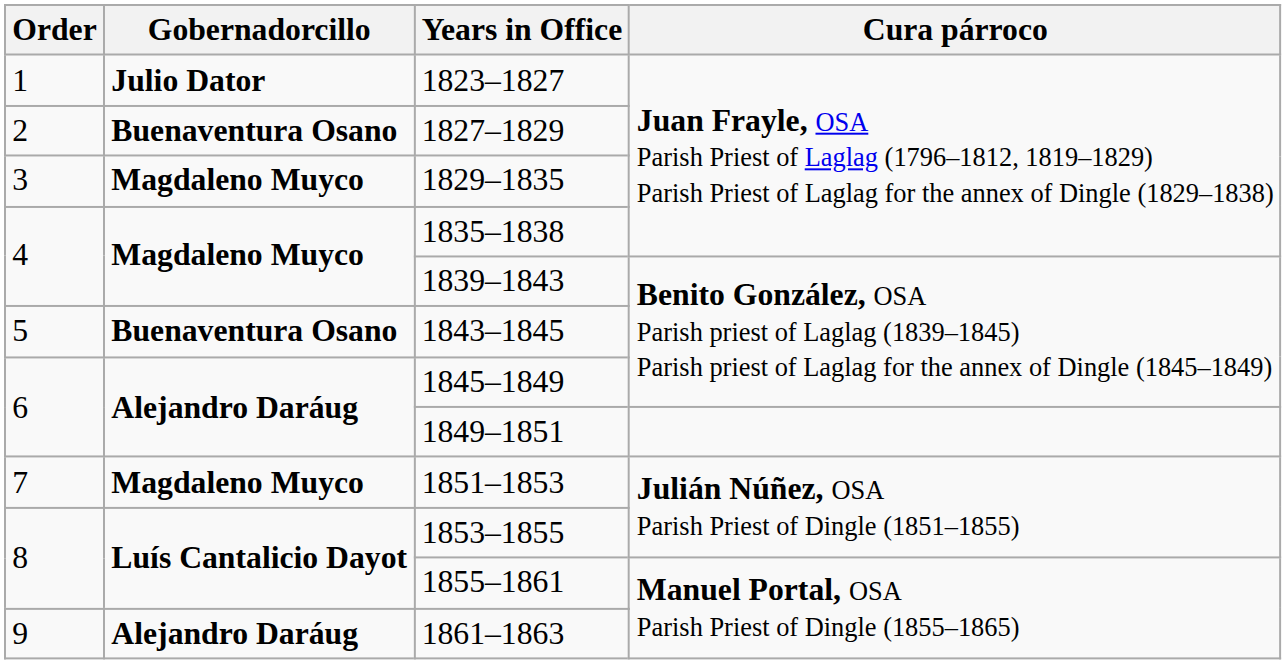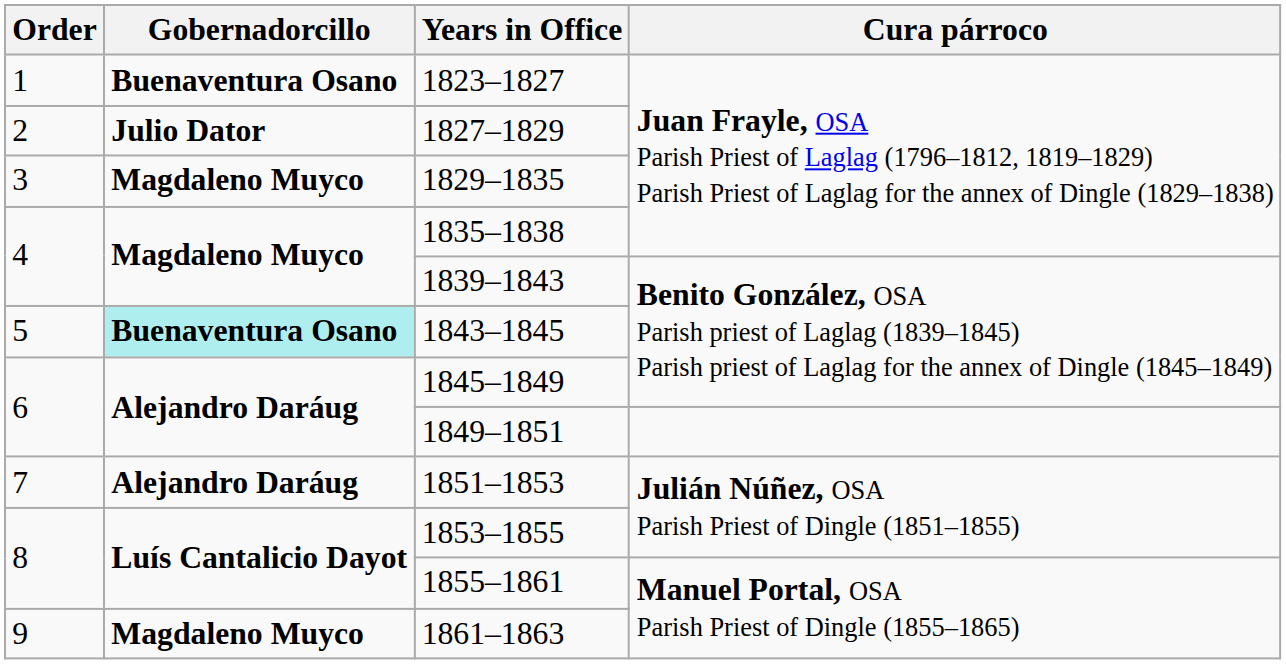(188, 79) Julio Dator -> (254, 79) Buenaventura Osano
(254, 130) Buenaventura Osano -> (188, 130) Julio Dator
(254, 331) no background -> (254, 331) paleturquoise background
(238, 481) Magdaleno Muyco -> (235, 481) Alejandro Daráug
(235, 632) Alejandro Daráug -> (238, 632) Magdaleno Muyco
